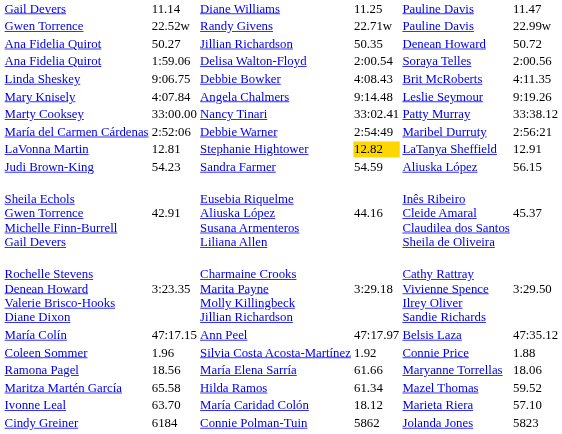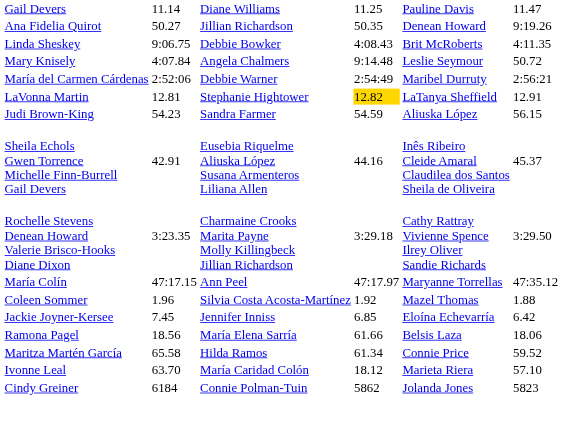- row: (237, 26)
(527, 43) 50.72 -> (532, 26) 9:19.26
- row: (253, 61)
(532, 96) 9:19.26 -> (527, 61) 50.72
- row: (234, 114)
(432, 335) Belsis Laza -> (452, 282) Maryanne Torrellas
(436, 352) Connie Price -> (440, 299) Mazel Thomas
+ row: (238, 317)
(452, 370) Maryanne Torrellas -> (432, 335) Belsis Laza
(440, 387) Mazel Thomas -> (436, 352) Connie Price
